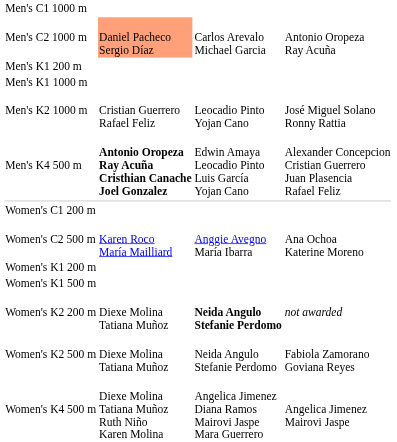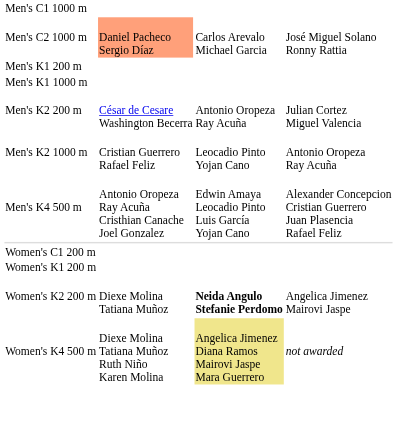(325, 44) Antonio Oropeza Ray Acuña -> (331, 44) José Miguel Solano Ronny Rattia
+ row: (43, 111)
(330, 117) José Miguel Solano Ronny Rattia -> (325, 159) Antonio Oropeza Ray Acuña
(145, 172) bold -> (141, 213) normal
- row: (50, 239)
- row: (51, 283)
(313, 312) not awarded -> (327, 303) Angelica Jimenez Mairovi Jaspe
- row: (51, 354)
(236, 415) no background -> (237, 357) khaki background
(326, 415) Angelica Jimenez Mairovi Jaspe -> (314, 351) not awarded
